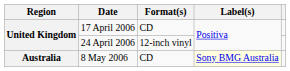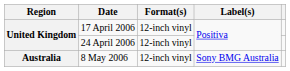(146, 27) CD -> (166, 27) 12-inch vinyl
(146, 58) CD -> (166, 58) 12-inch vinyl
(237, 58) lightyellow background -> (237, 58) no background
